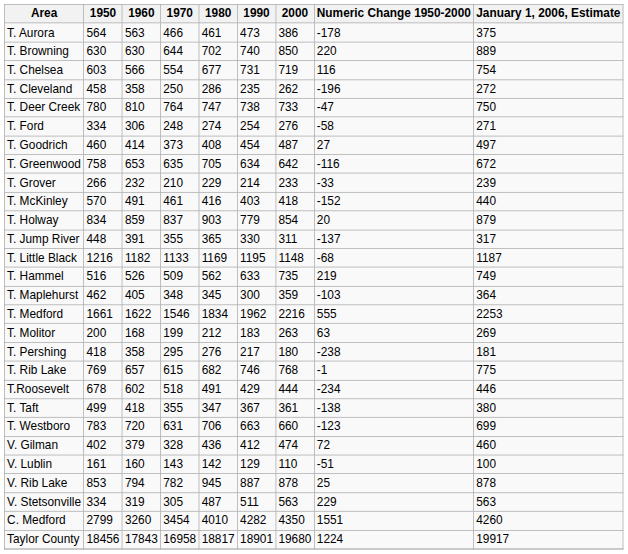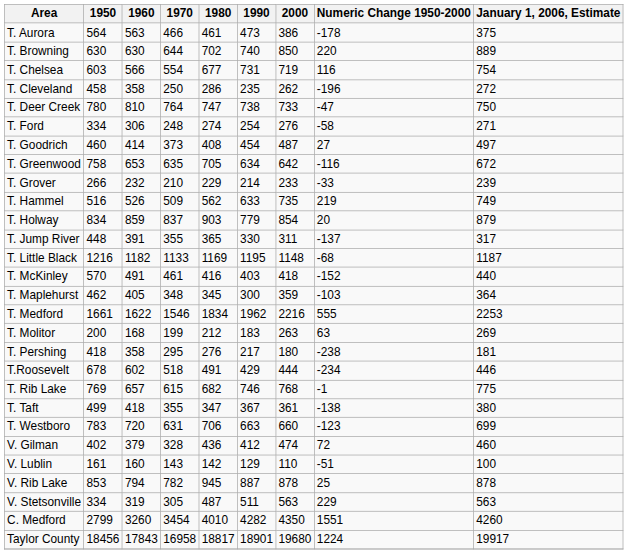rows swapped: (35, 276) <-> (37, 201)
rows swapped: (37, 370) <-> (38, 389)
